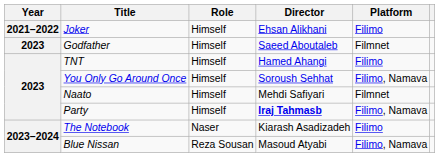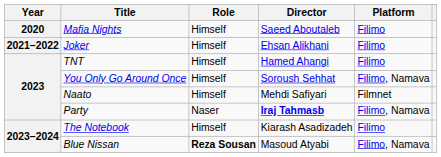+ row: (92, 29)
- row: (87, 45)
(208, 111) Himself -> (205, 111) Naser
(205, 128) Naser -> (208, 128) Himself
(222, 144) normal -> (223, 144) bold
